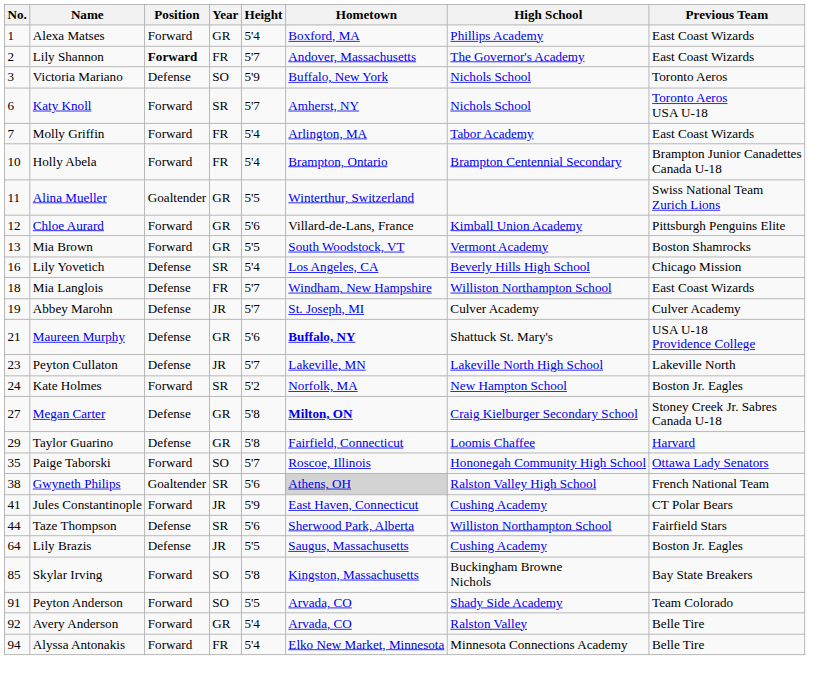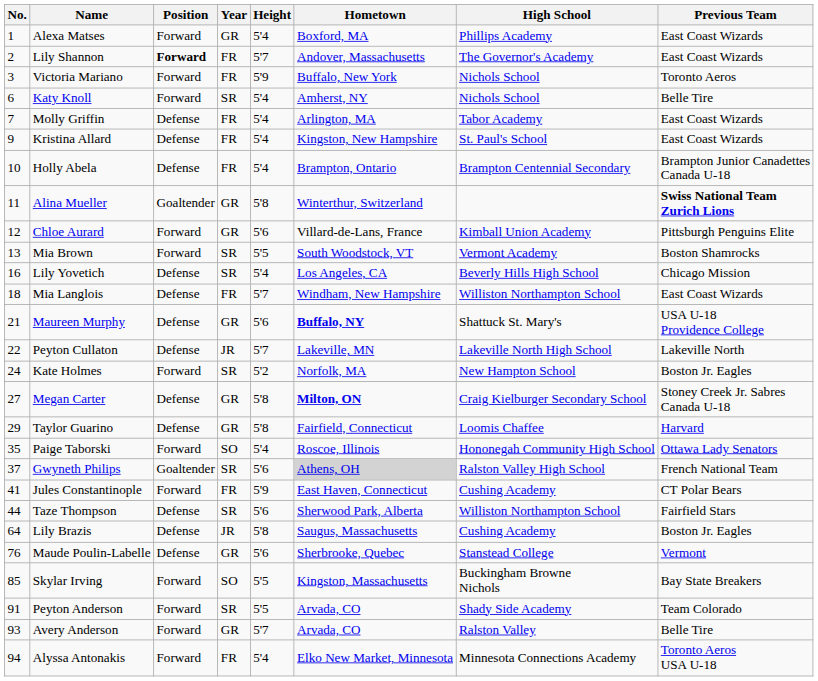(169, 77) Defense -> (179, 77) Forward
(221, 77) SO -> (229, 77) FR
(252, 105) 5'7 -> (261, 98) 5'4
(690, 105) Toronto Aeros USA U-18 -> (687, 98) Belle Tire
(170, 133) Forward -> (178, 118) Defense
+ row: (72, 139)
(170, 161) Forward -> (178, 167) Defense
(252, 197) 5'5 -> (261, 203) 5'8
(708, 197) normal -> (719, 203) bold
(221, 246) GR -> (229, 252) SR
- row: (73, 308)
(14, 365) 23 -> (14, 350) 22
(252, 463) 5'7 -> (261, 448) 5'4
(14, 484) 38 -> (14, 469) 37
(219, 504) JR -> (229, 490) FR
(252, 546) 5'5 -> (261, 531) 5'8
+ row: (92, 552)
(252, 574) 5'8 -> (261, 580) 5'5
(221, 602) SO -> (229, 608) SR
(14, 623) 92 -> (14, 629) 93
(252, 623) 5'4 -> (261, 629) 5'7
(678, 644) Belle Tire -> (698, 657) Toronto Aeros USA U-18
